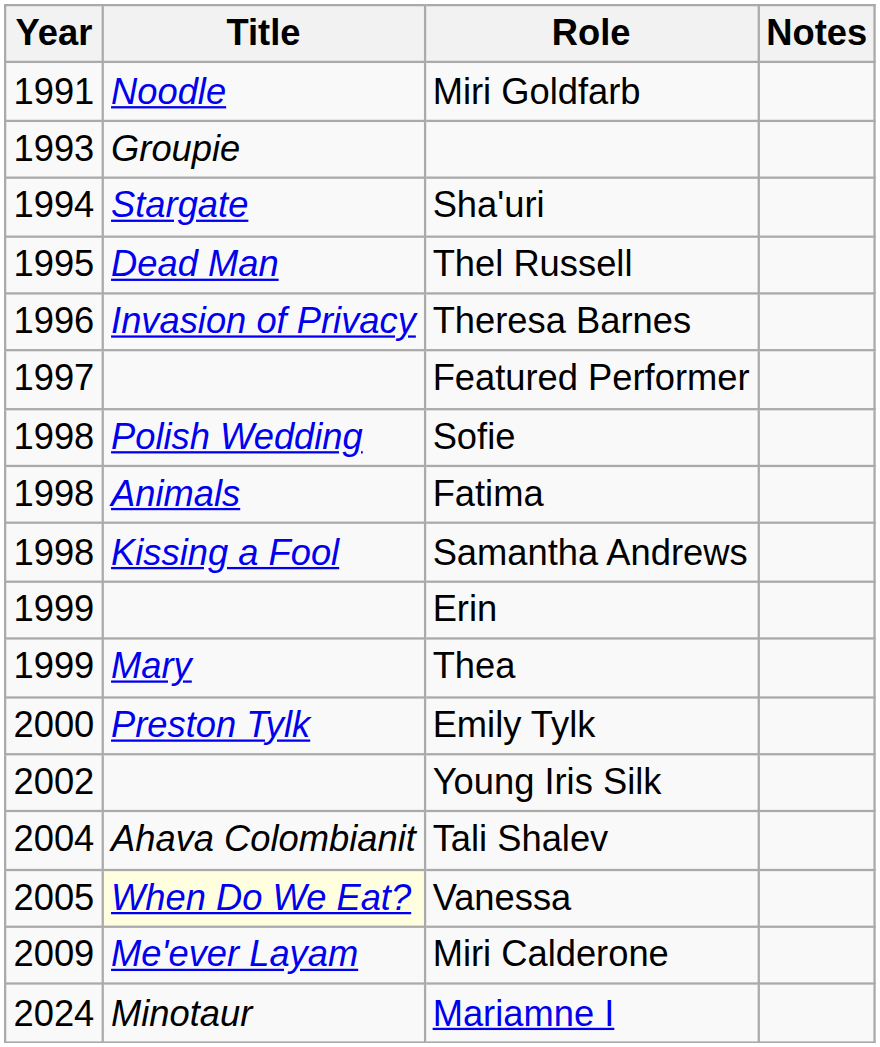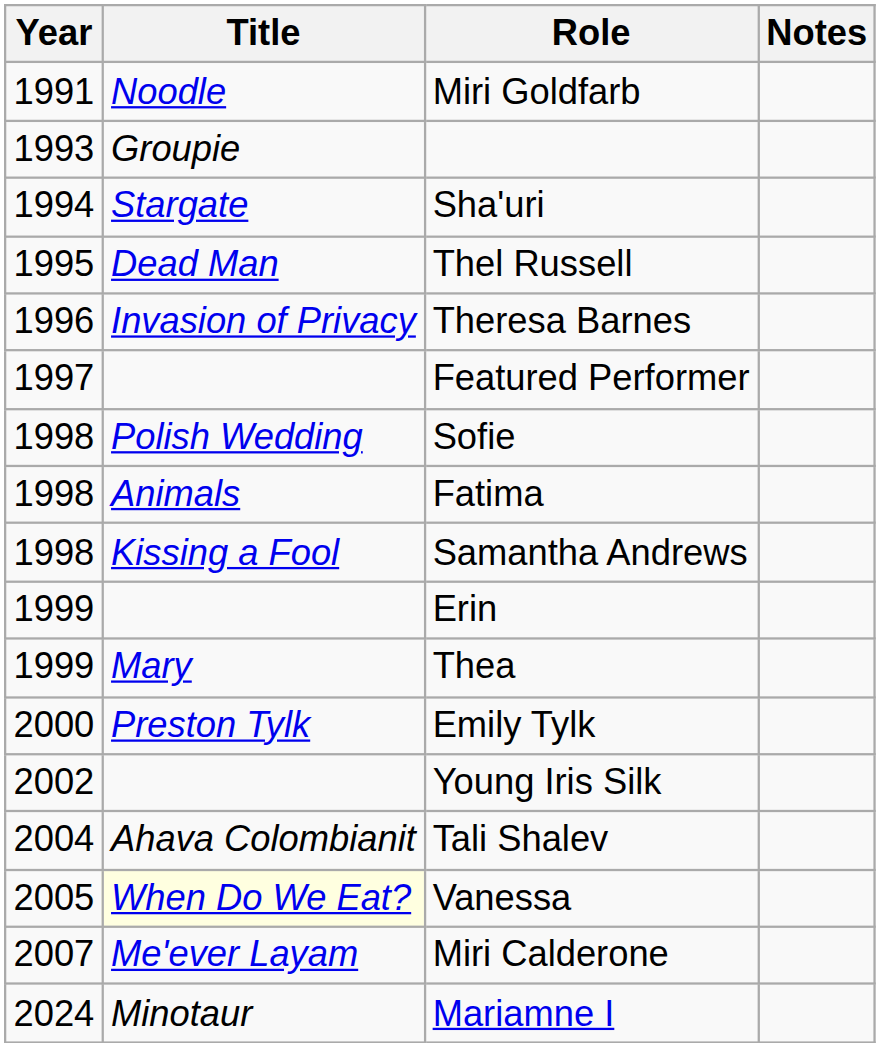(54, 954) 2009 -> (54, 954) 2007
